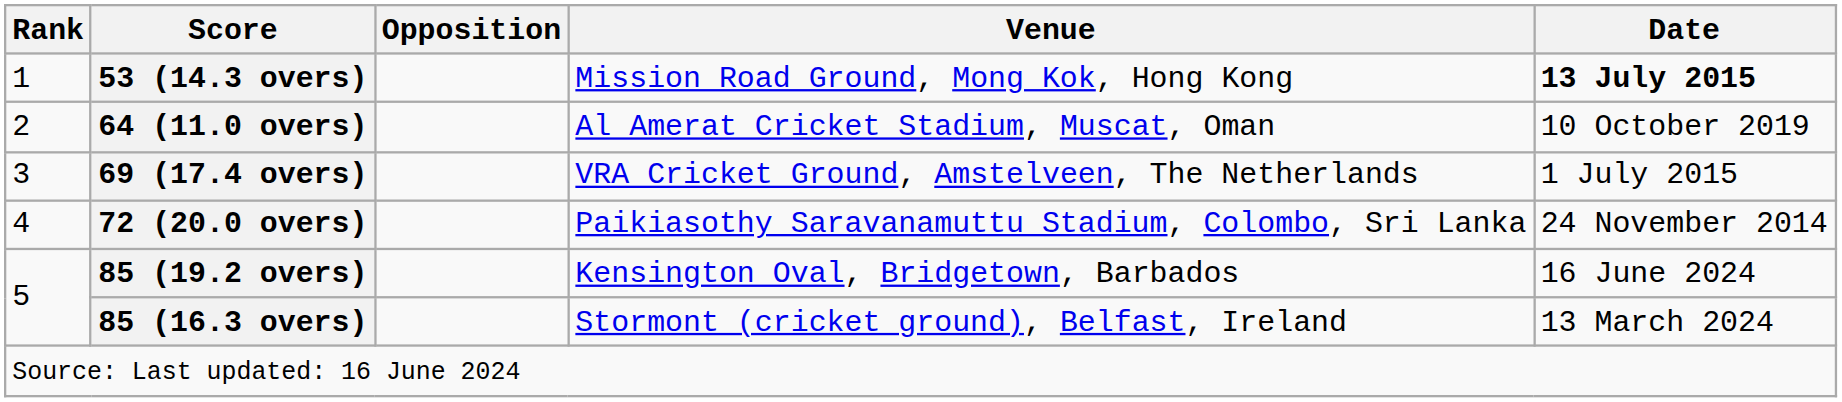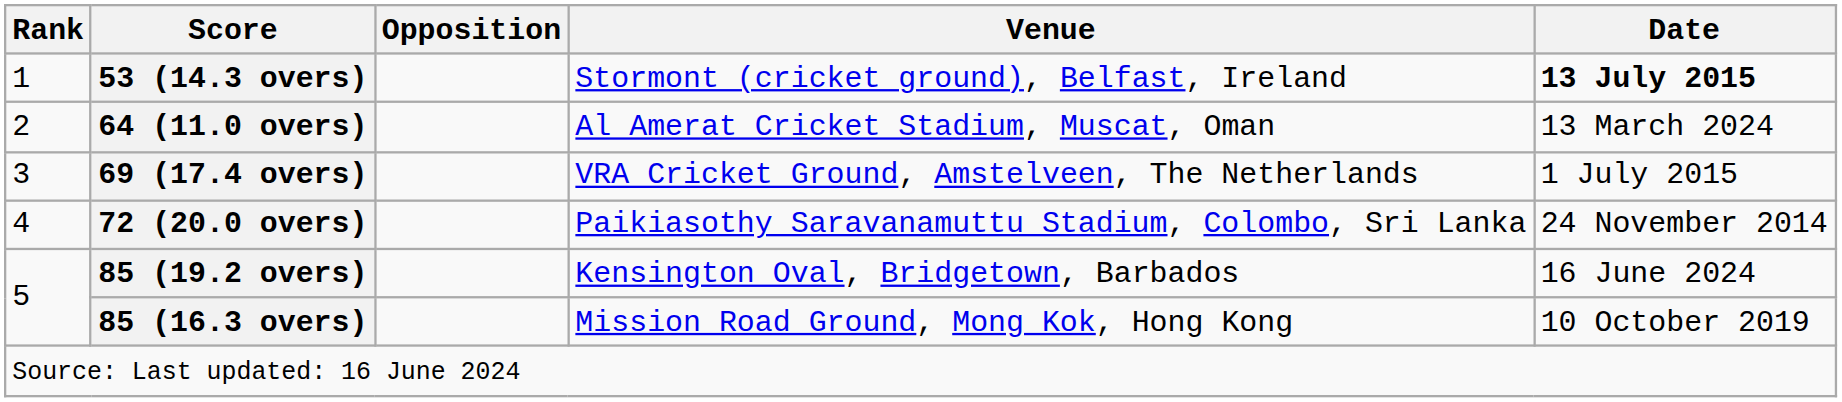(934, 78) Mission Road Ground, Mong Kok, Hong Kong -> (961, 78) Stormont (cricket ground), Belfast, Ireland
(1675, 127) 10 October 2019 -> (1657, 127) 13 March 2024
(961, 322) Stormont (cricket ground), Belfast, Ireland -> (934, 322) Mission Road Ground, Mong Kok, Hong Kong
(1657, 322) 13 March 2024 -> (1675, 322) 10 October 2019
